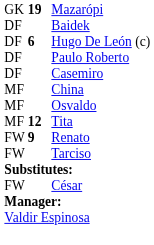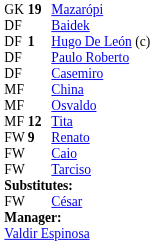(31, 41) 6 -> (31, 41) 1
+ row: (64, 153)
